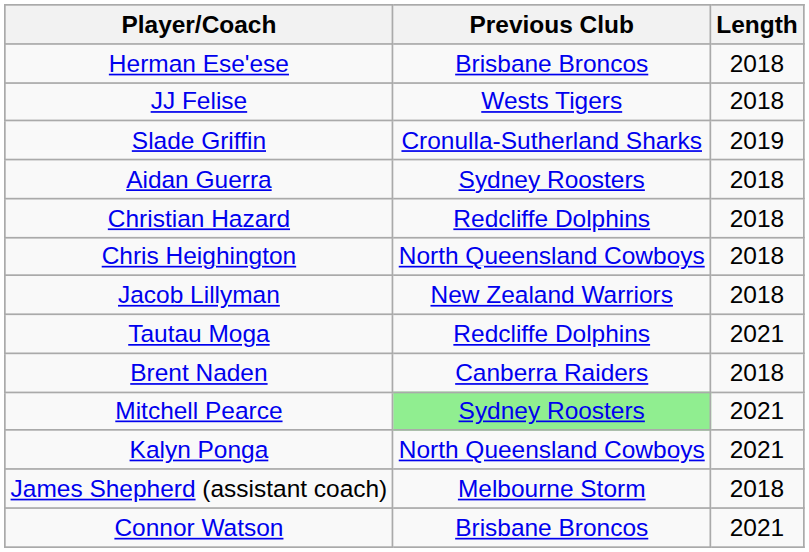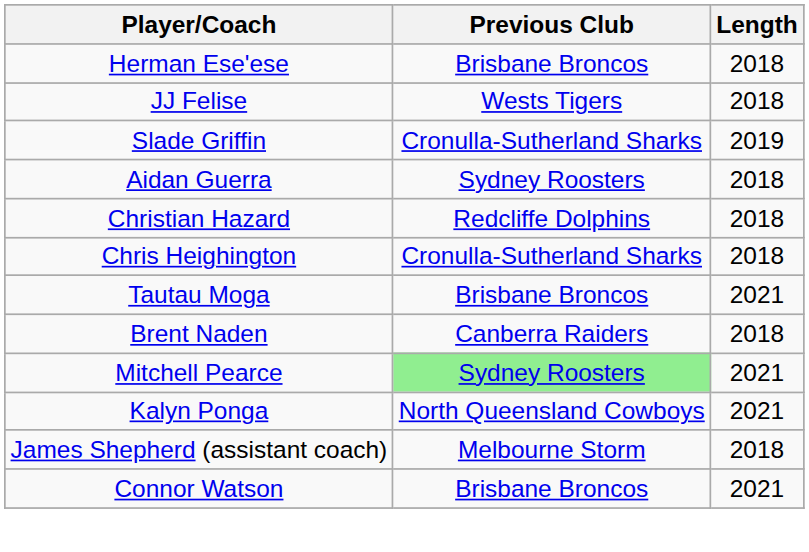(552, 257) North Queensland Cowboys -> (552, 257) Cronulla-Sutherland Sharks
- row: (199, 295)
(552, 334) Redcliffe Dolphins -> (552, 295) Brisbane Broncos
